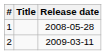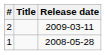rows swapped: (9, 27) <-> (9, 42)
